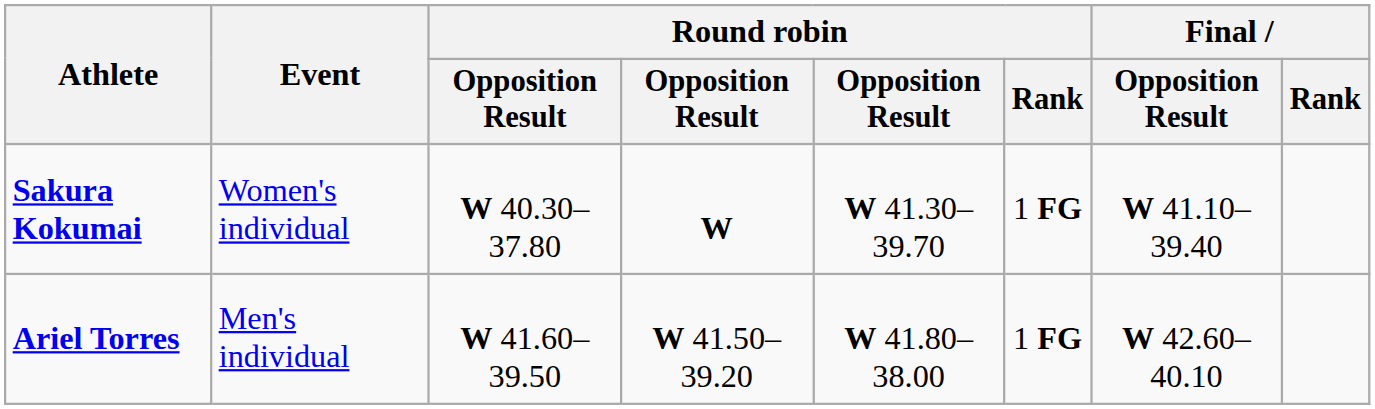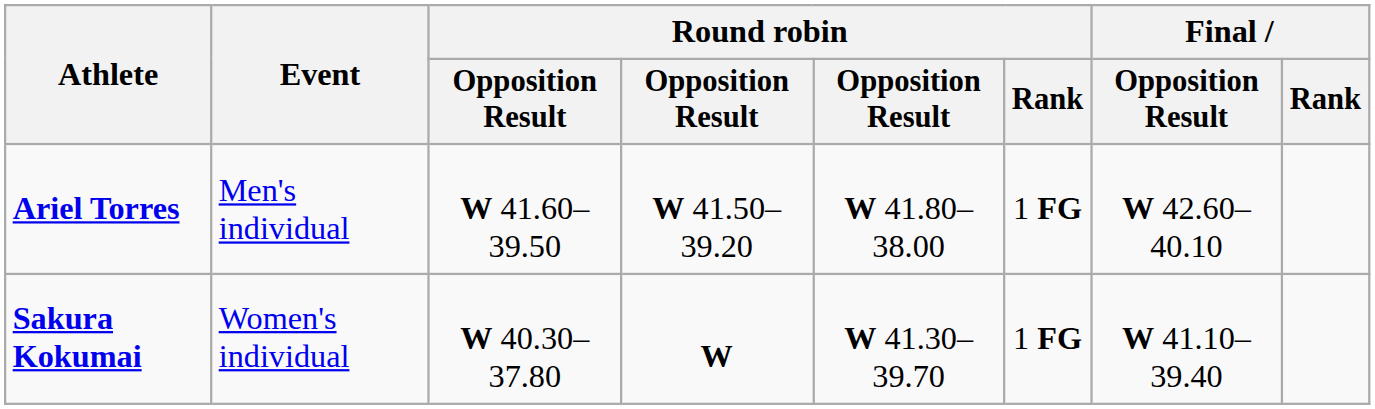rows swapped: (96, 338) <-> (77, 208)
